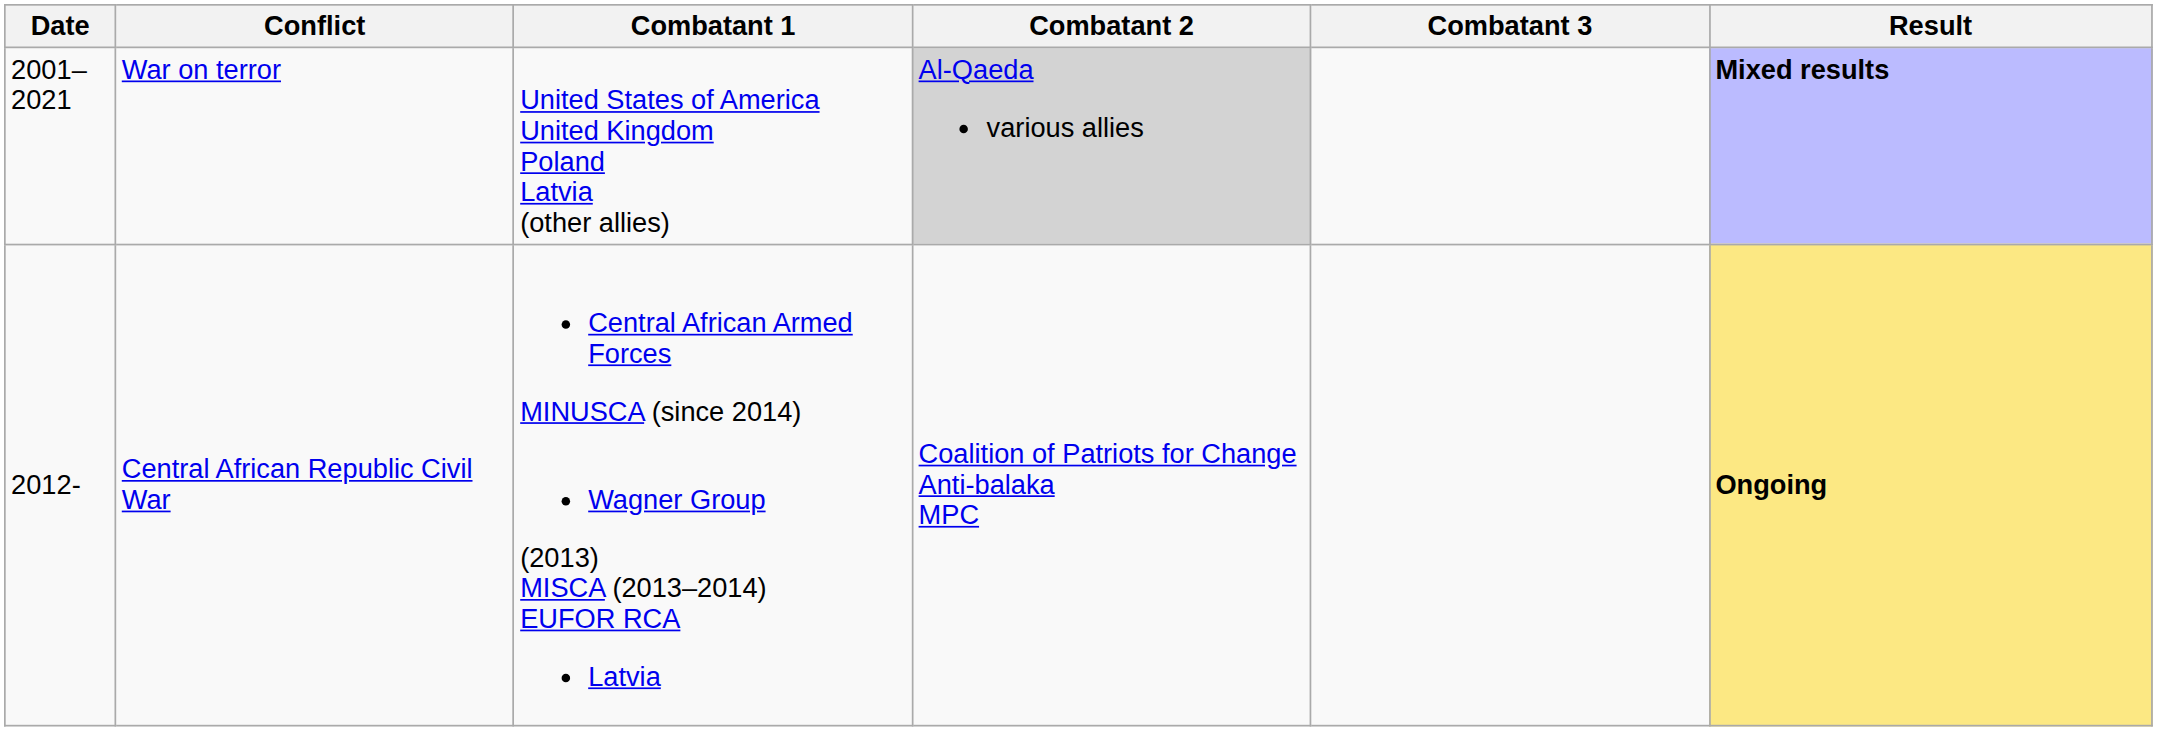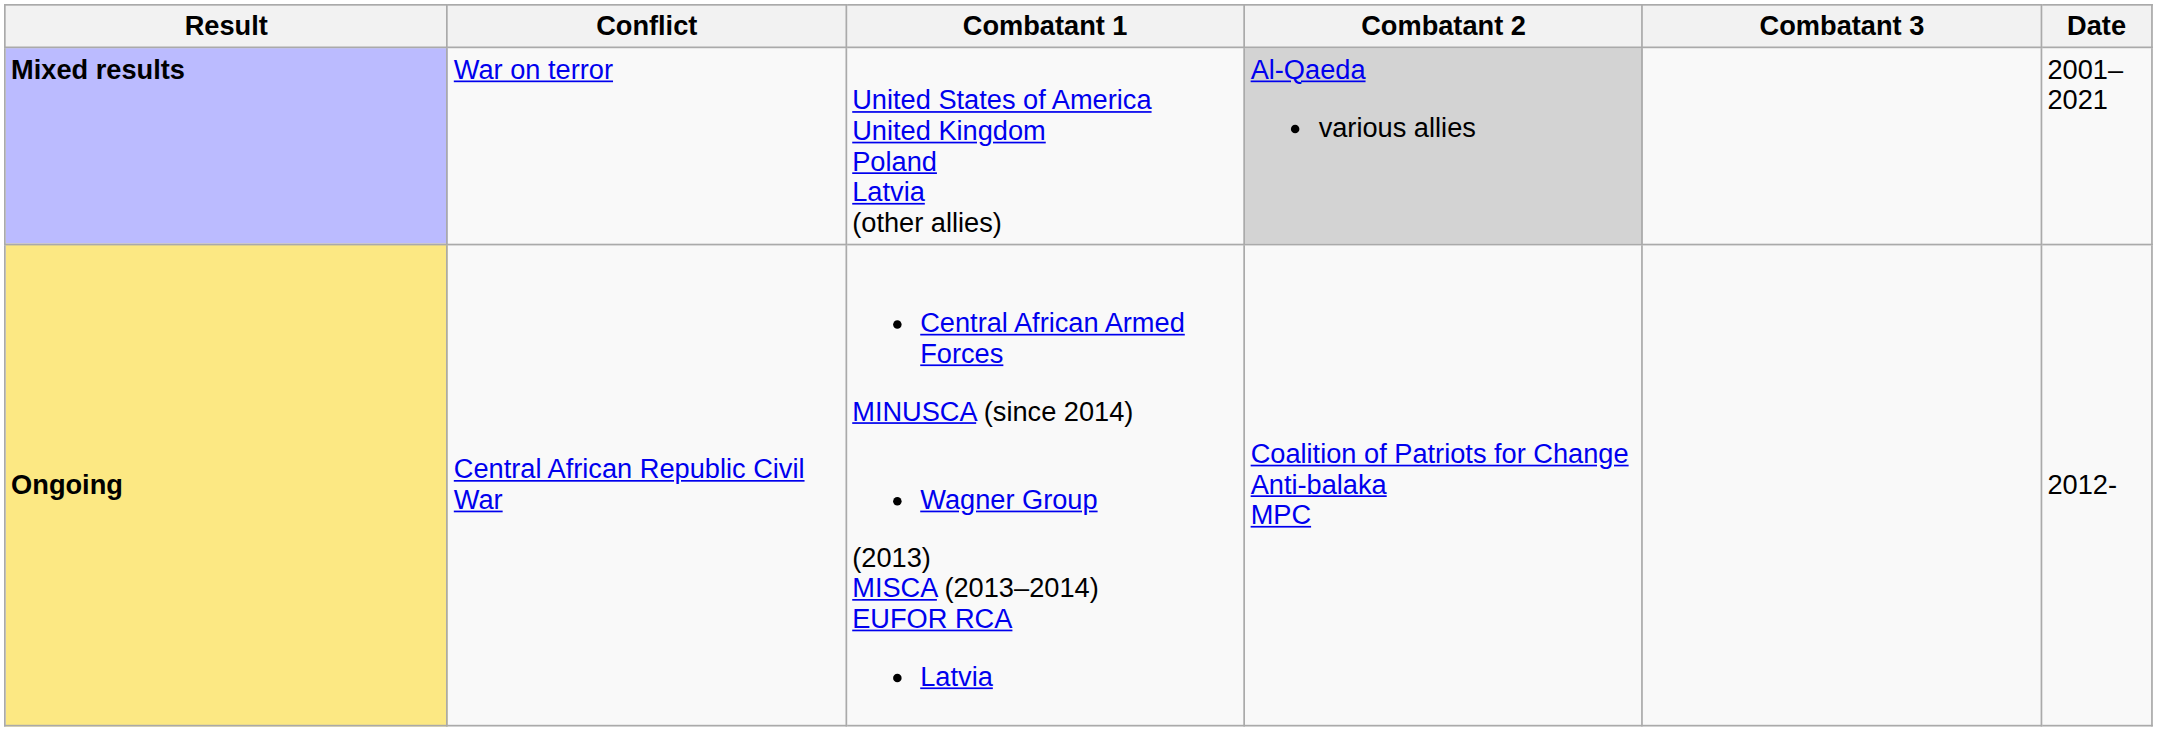columns swapped: (60, 26) <-> (1931, 26)
